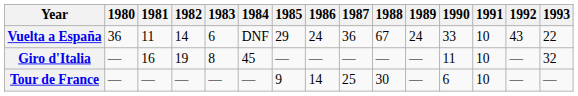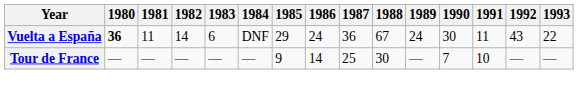(115, 36) normal -> (115, 36) bold
(449, 36) 33 -> (449, 36) 30
(483, 36) 10 -> (483, 36) 11
- row: (55, 58)
(446, 79) 6 -> (446, 58) 7
